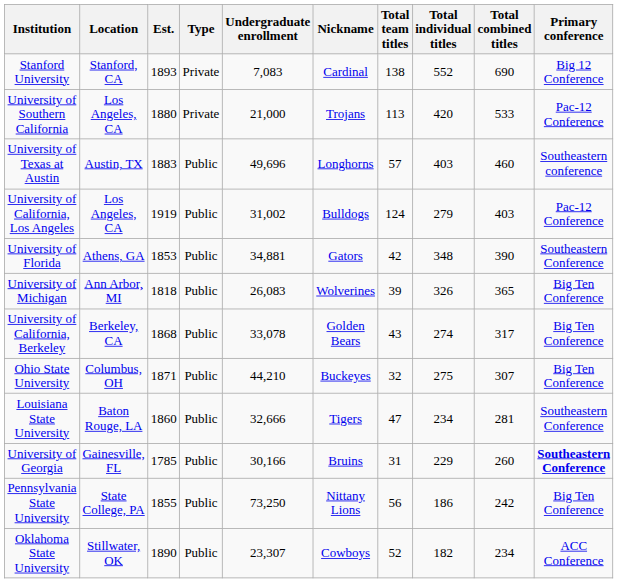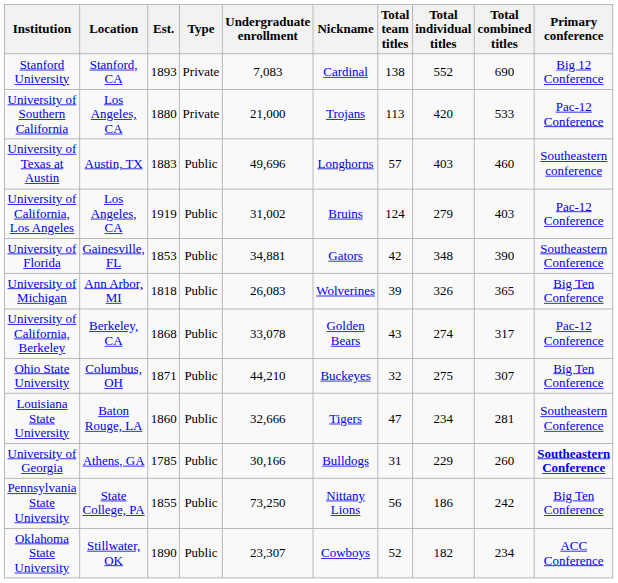(346, 213) Bulldogs -> (346, 213) Bruins
(114, 256) Athens, GA -> (114, 256) Gainesville, FL
(574, 333) Big Ten Conference -> (574, 333) Pac-12 Conference
(114, 460) Gainesville, FL -> (114, 460) Athens, GA
(346, 460) Bruins -> (346, 460) Bulldogs
